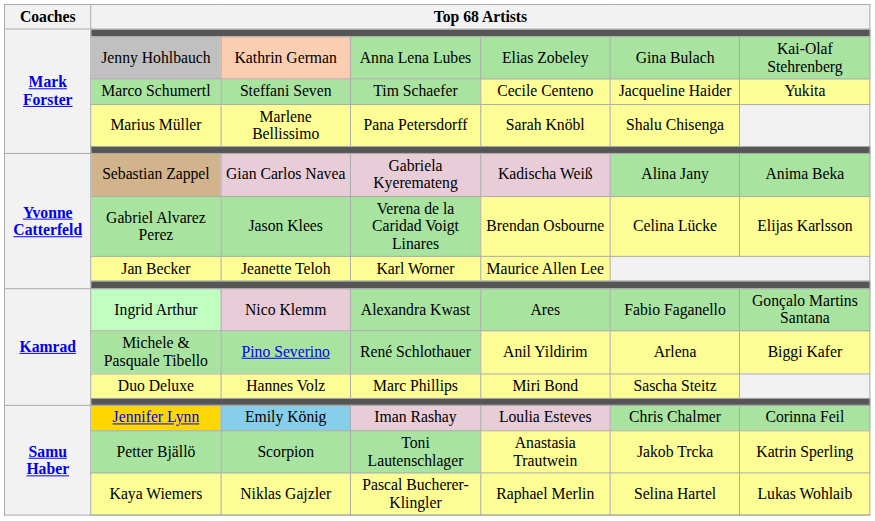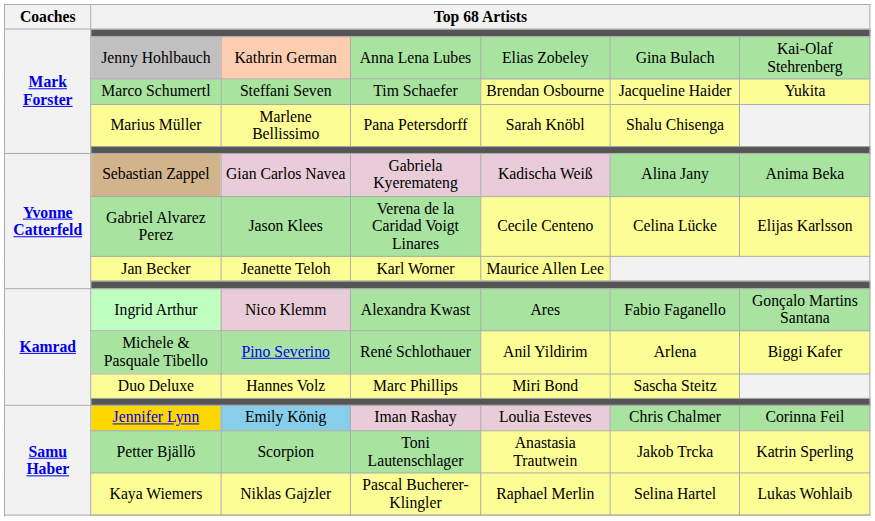(545, 91) Cecile Centeno -> (545, 91) Brendan Osbourne
(545, 226) Brendan Osbourne -> (545, 226) Cecile Centeno
